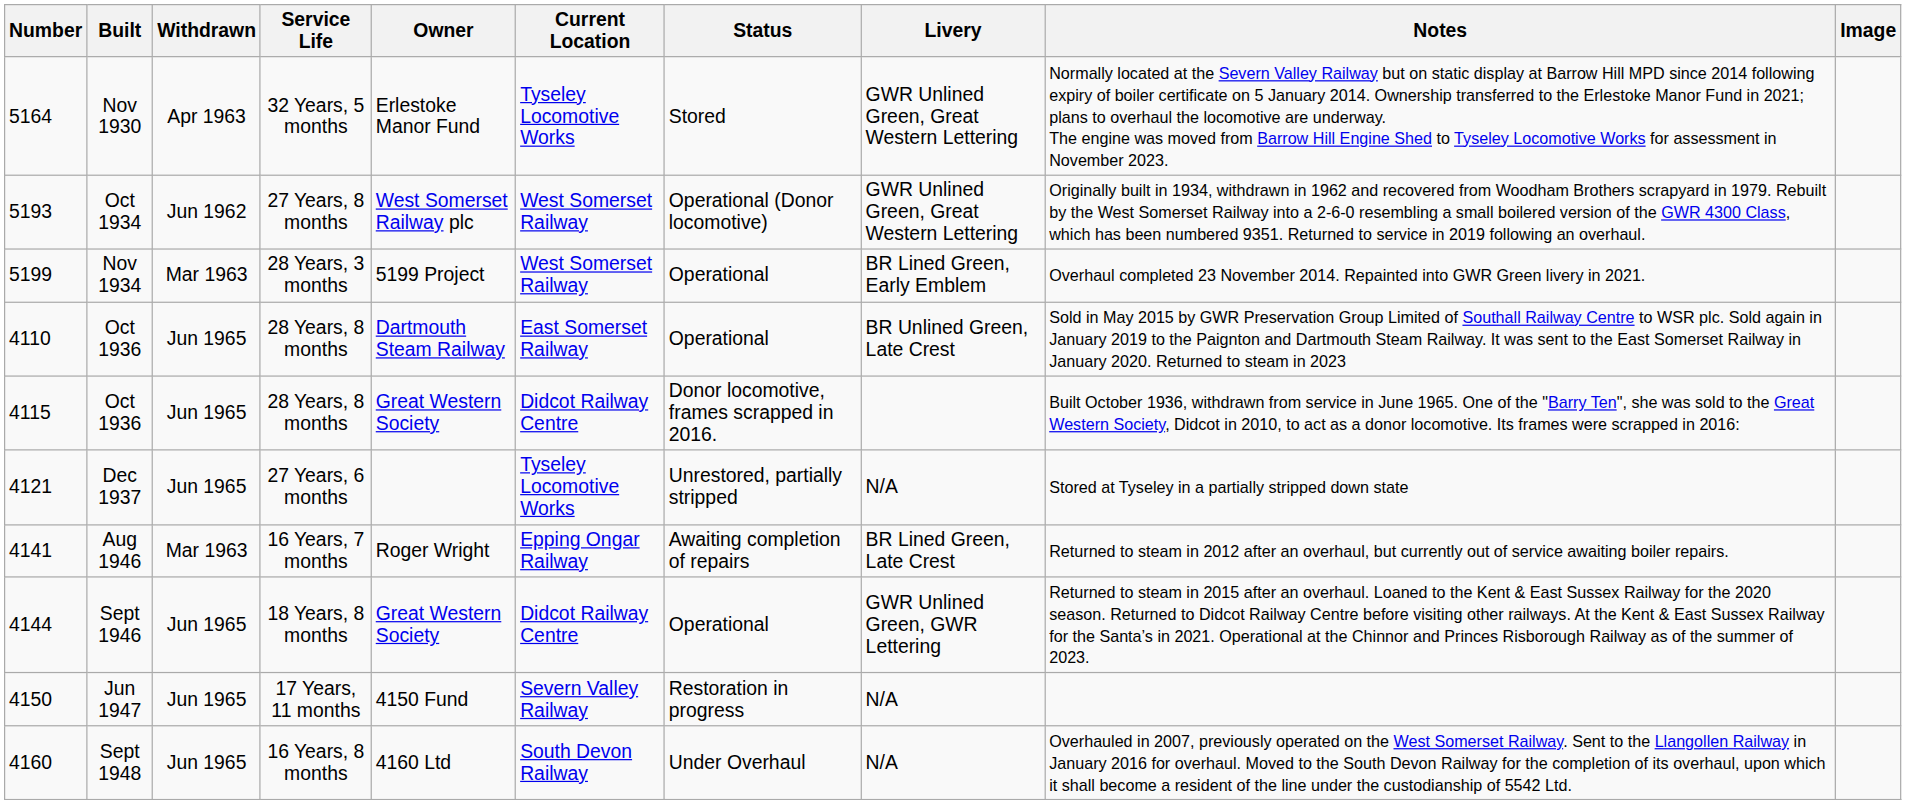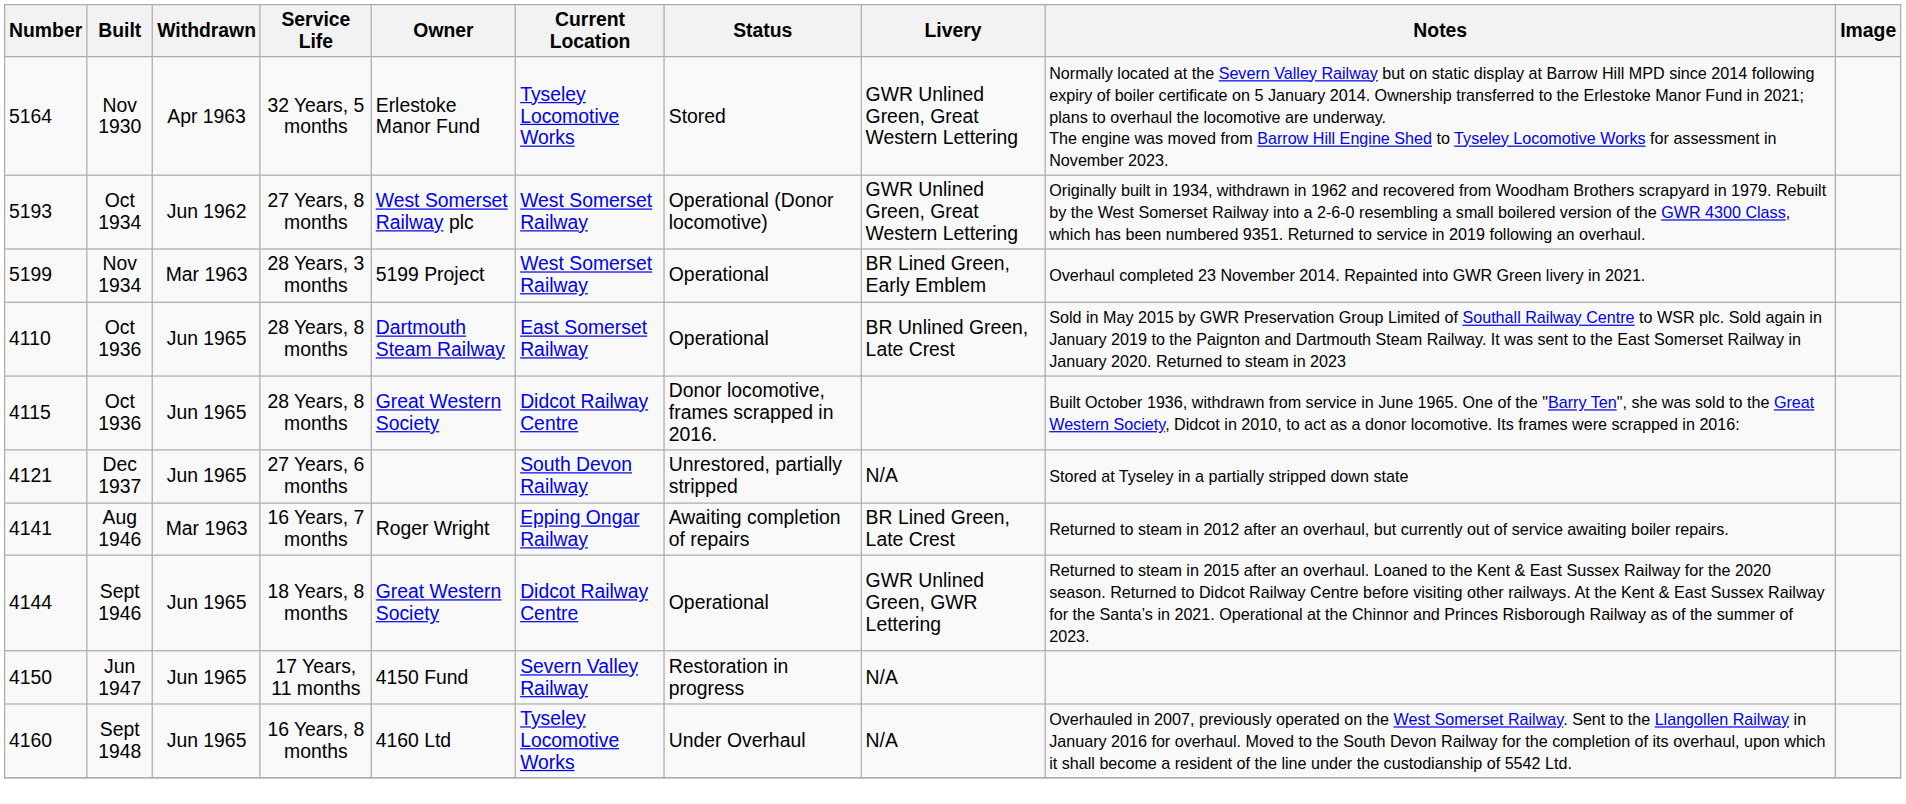(570, 487) Tyseley Locomotive Works -> (576, 476) South Devon Railway
(576, 762) South Devon Railway -> (570, 740) Tyseley Locomotive Works
